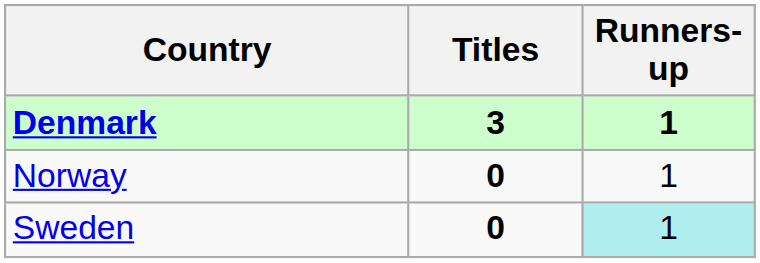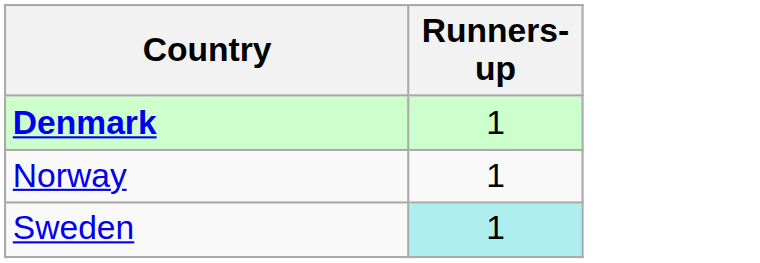- column: (496, 50)
(669, 122) bold -> (496, 122) normal
